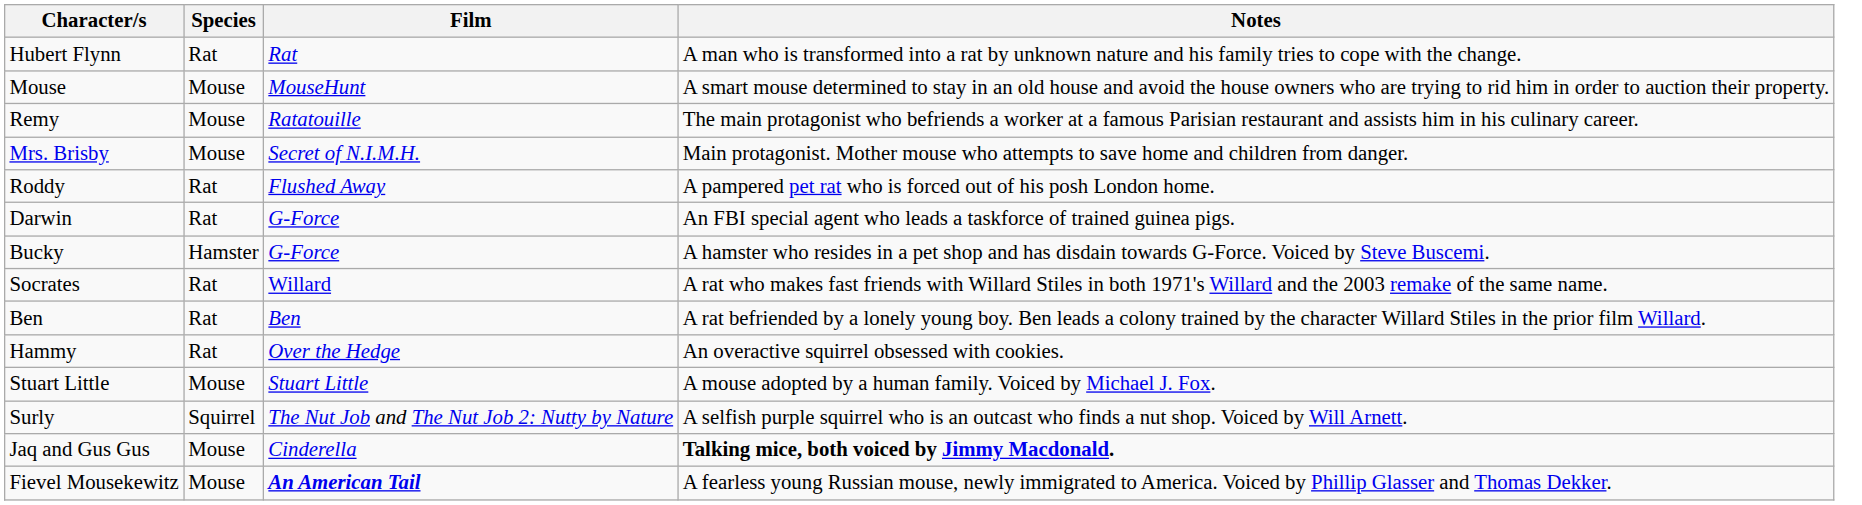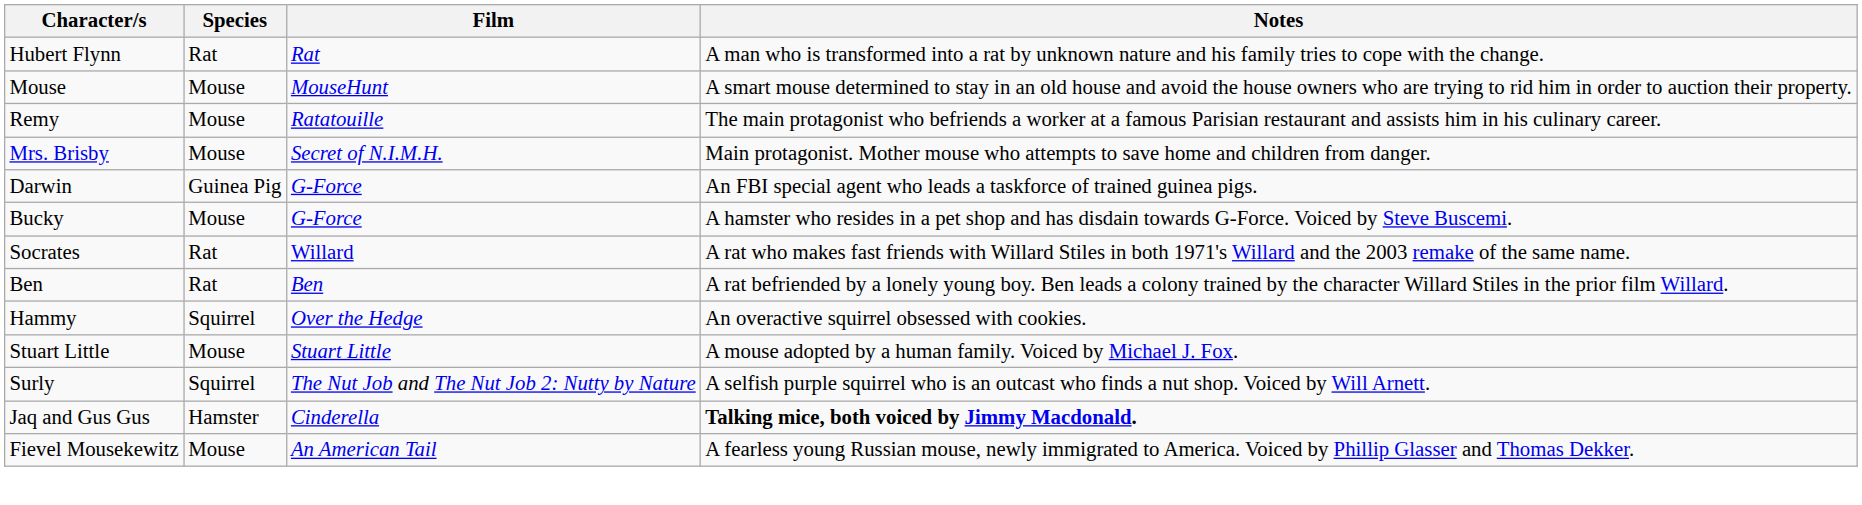- row: (37, 185)
(203, 218) Rat -> (235, 185) Guinea Pig
(224, 251) Hamster -> (217, 218) Mouse
(203, 350) Rat -> (222, 317) Squirrel
(217, 449) Mouse -> (224, 416) Hamster
(344, 482) bold -> (364, 449) normal
